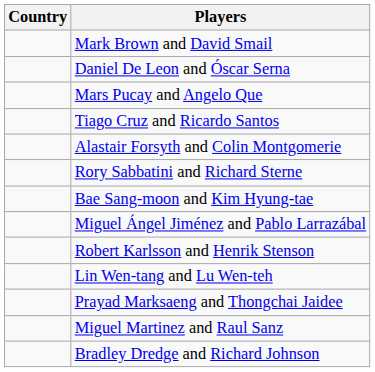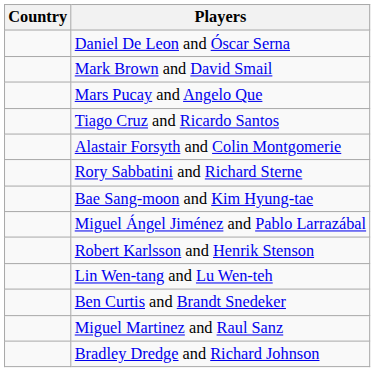rows swapped: (182, 69) <-> (174, 43)
- row: (209, 302)
+ row: (180, 302)
